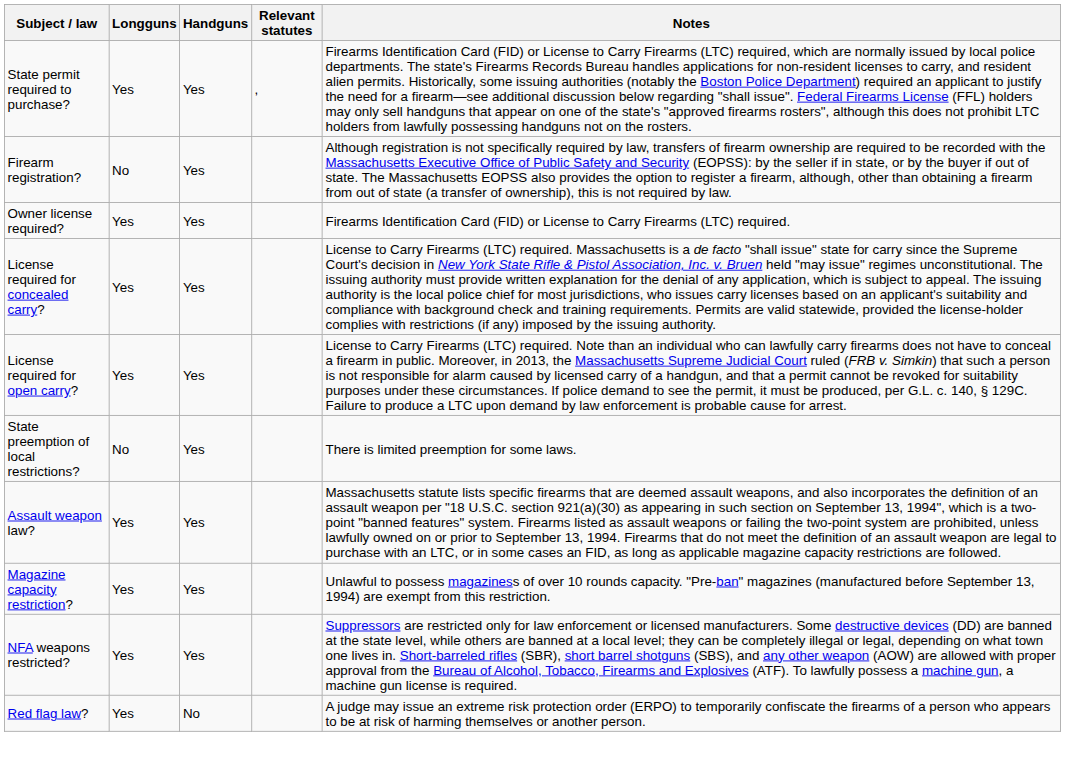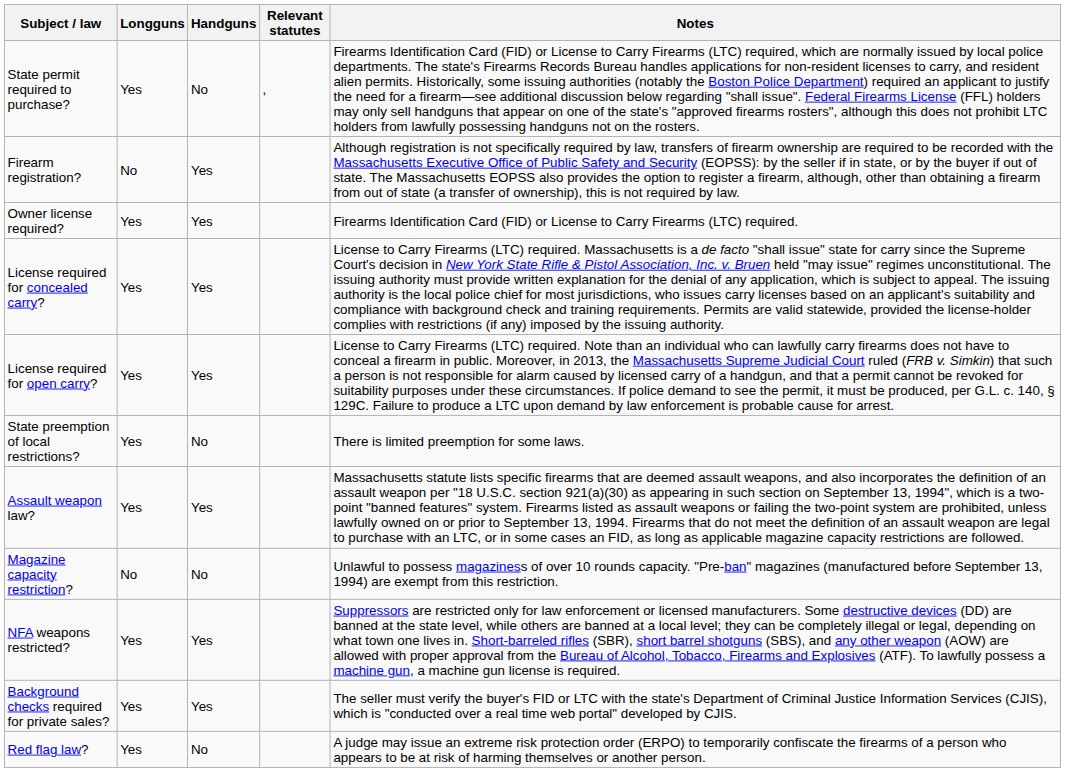(194, 89) Yes -> (200, 89) No
(121, 449) No -> (131, 441) Yes
(194, 449) Yes -> (200, 441) No
(123, 589) Yes -> (129, 574) No
(194, 589) Yes -> (200, 574) No
+ row: (58, 706)
